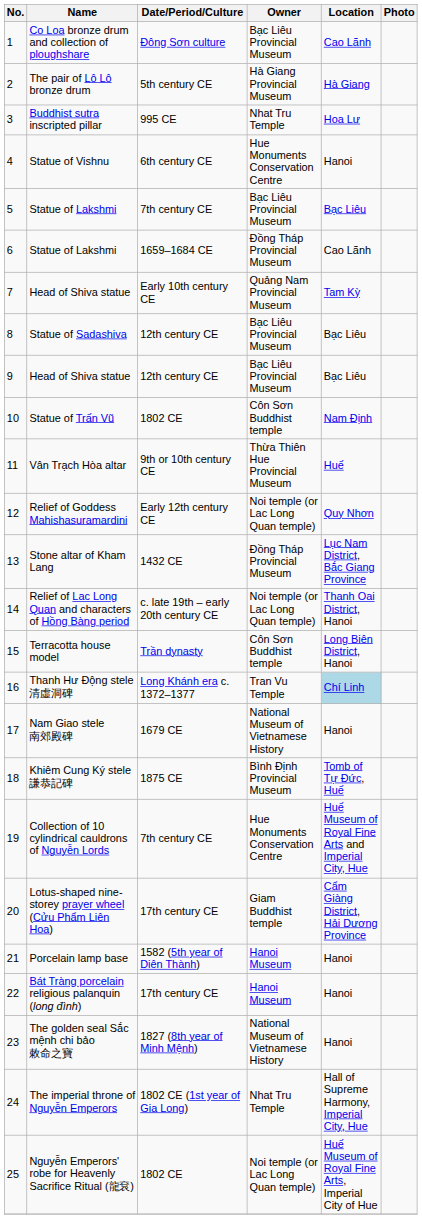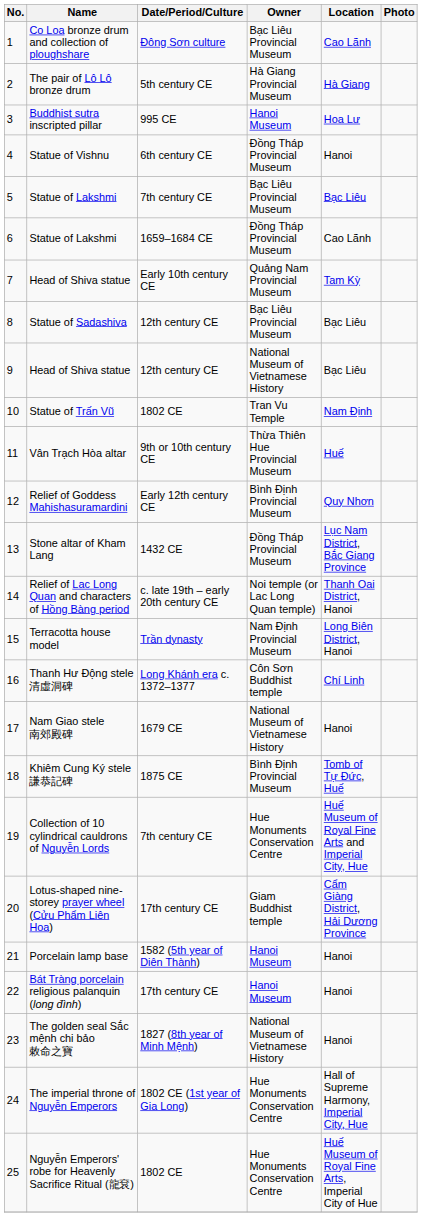(270, 119) Nhat Tru Temple -> (270, 119) Hanoi Museum
(282, 161) Hue Monuments Conservation Centre -> (276, 155) Đồng Tháp Provincial Museum
(273, 376) Bạc Liêu Provincial Museum -> (278, 370) National Museum of Vietnamese History
(271, 418) Côn Sơn Buddhist temple -> (268, 412) Tran Vu Temple
(284, 513) Noi temple (or Lac Long Quan temple) -> (273, 501) Bình Định Provincial Museum
(271, 651) Côn Sơn Buddhist temple -> (274, 639) Nam Định Provincial Museum
(268, 688) Tran Vu Temple -> (271, 680) Côn Sơn Buddhist temple
(344, 688) lightblue background -> (344, 680) no background
(270, 1102) Nhat Tru Temple -> (282, 1100) Hue Monuments Conservation Centre
(284, 1174) Noi temple (or Lac Long Quan temple) -> (282, 1172) Hue Monuments Conservation Centre
